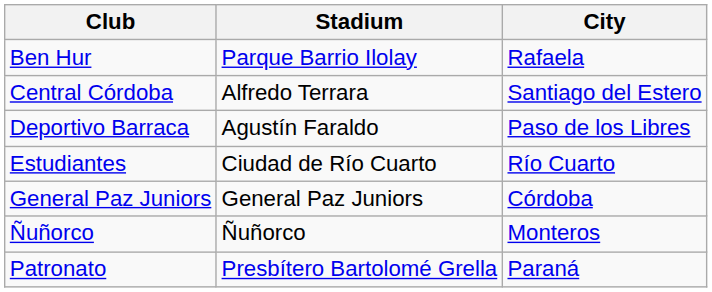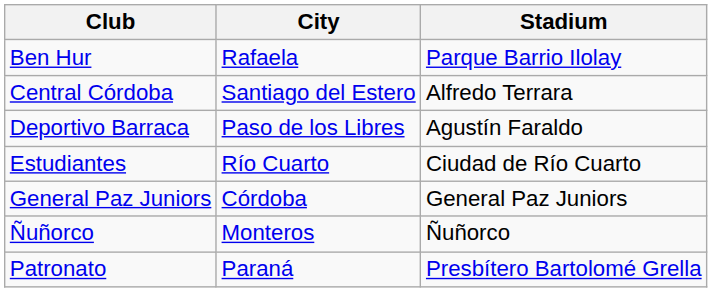columns swapped: (605, 22) <-> (359, 22)
